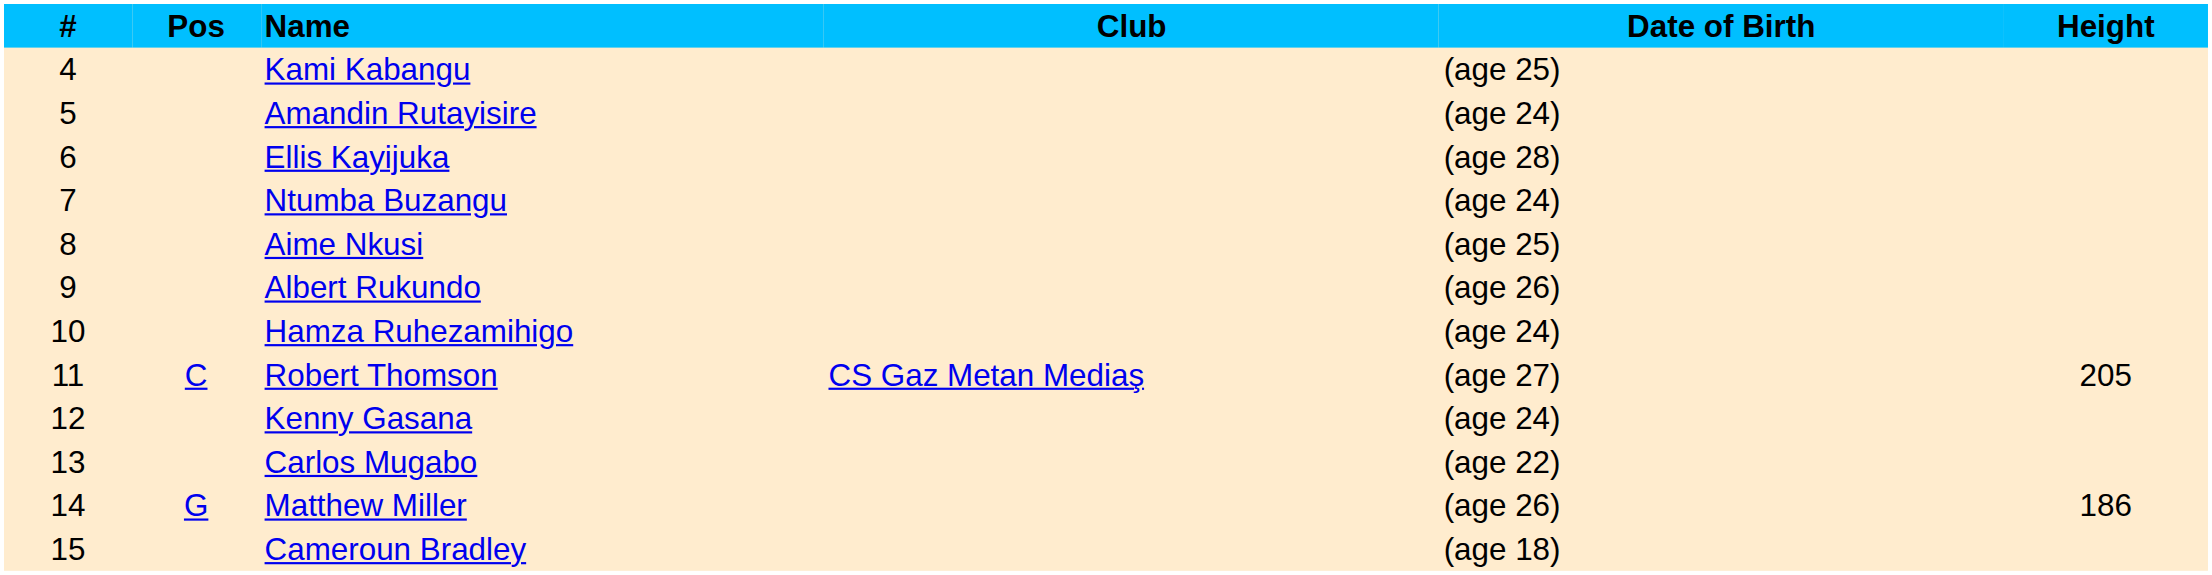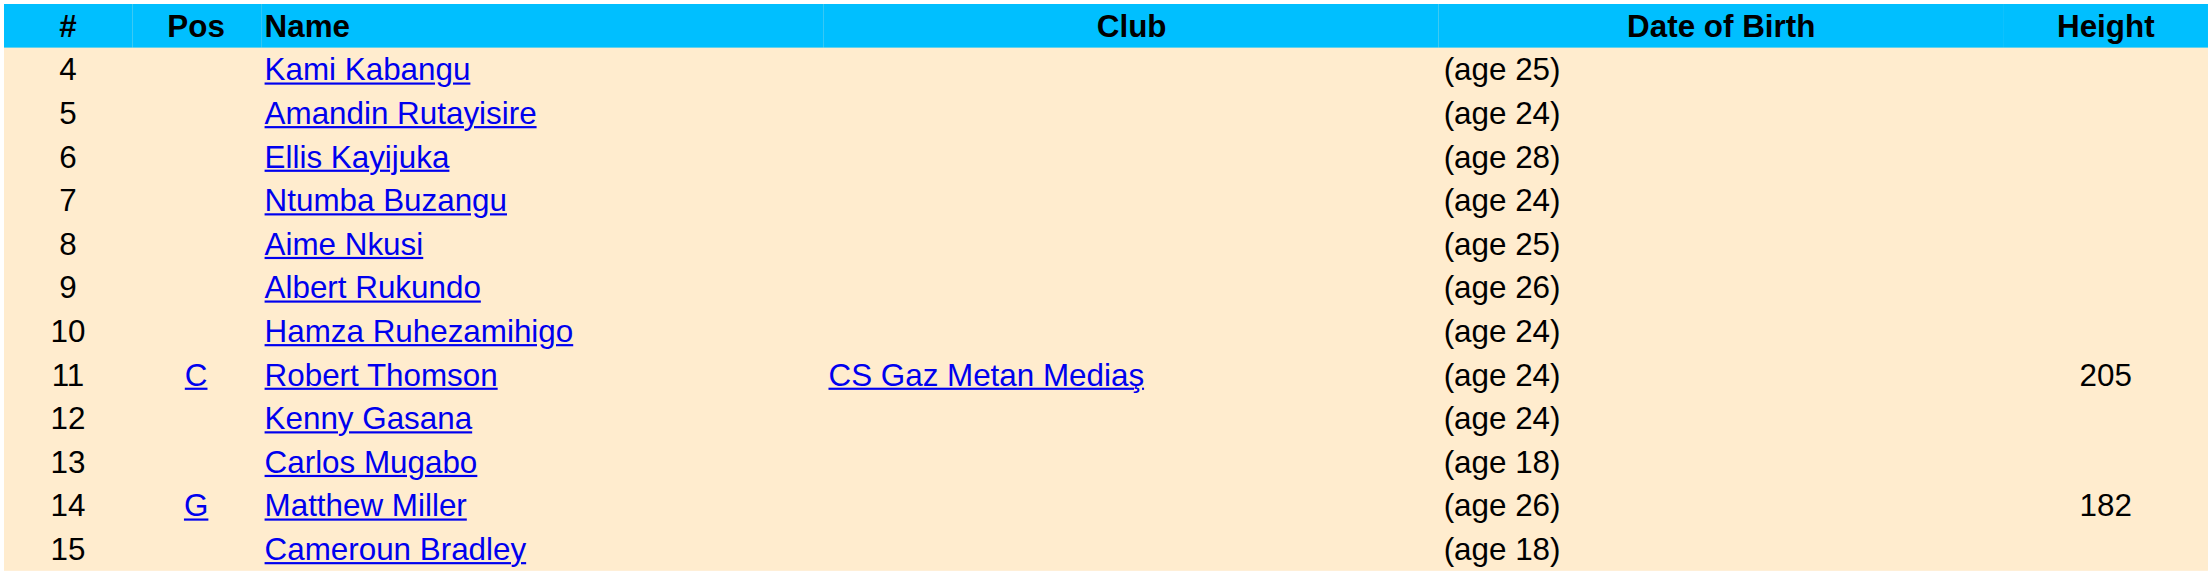(1502, 375) (age 27) -> (1502, 375) (age 24)
(1502, 462) (age 22) -> (1502, 462) (age 18)
(2106, 505) 186 -> (2106, 505) 182
